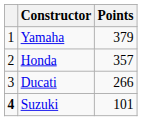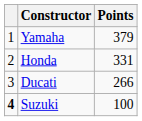(123, 60) 357 -> (123, 60) 331
(123, 105) 101 -> (123, 105) 100
